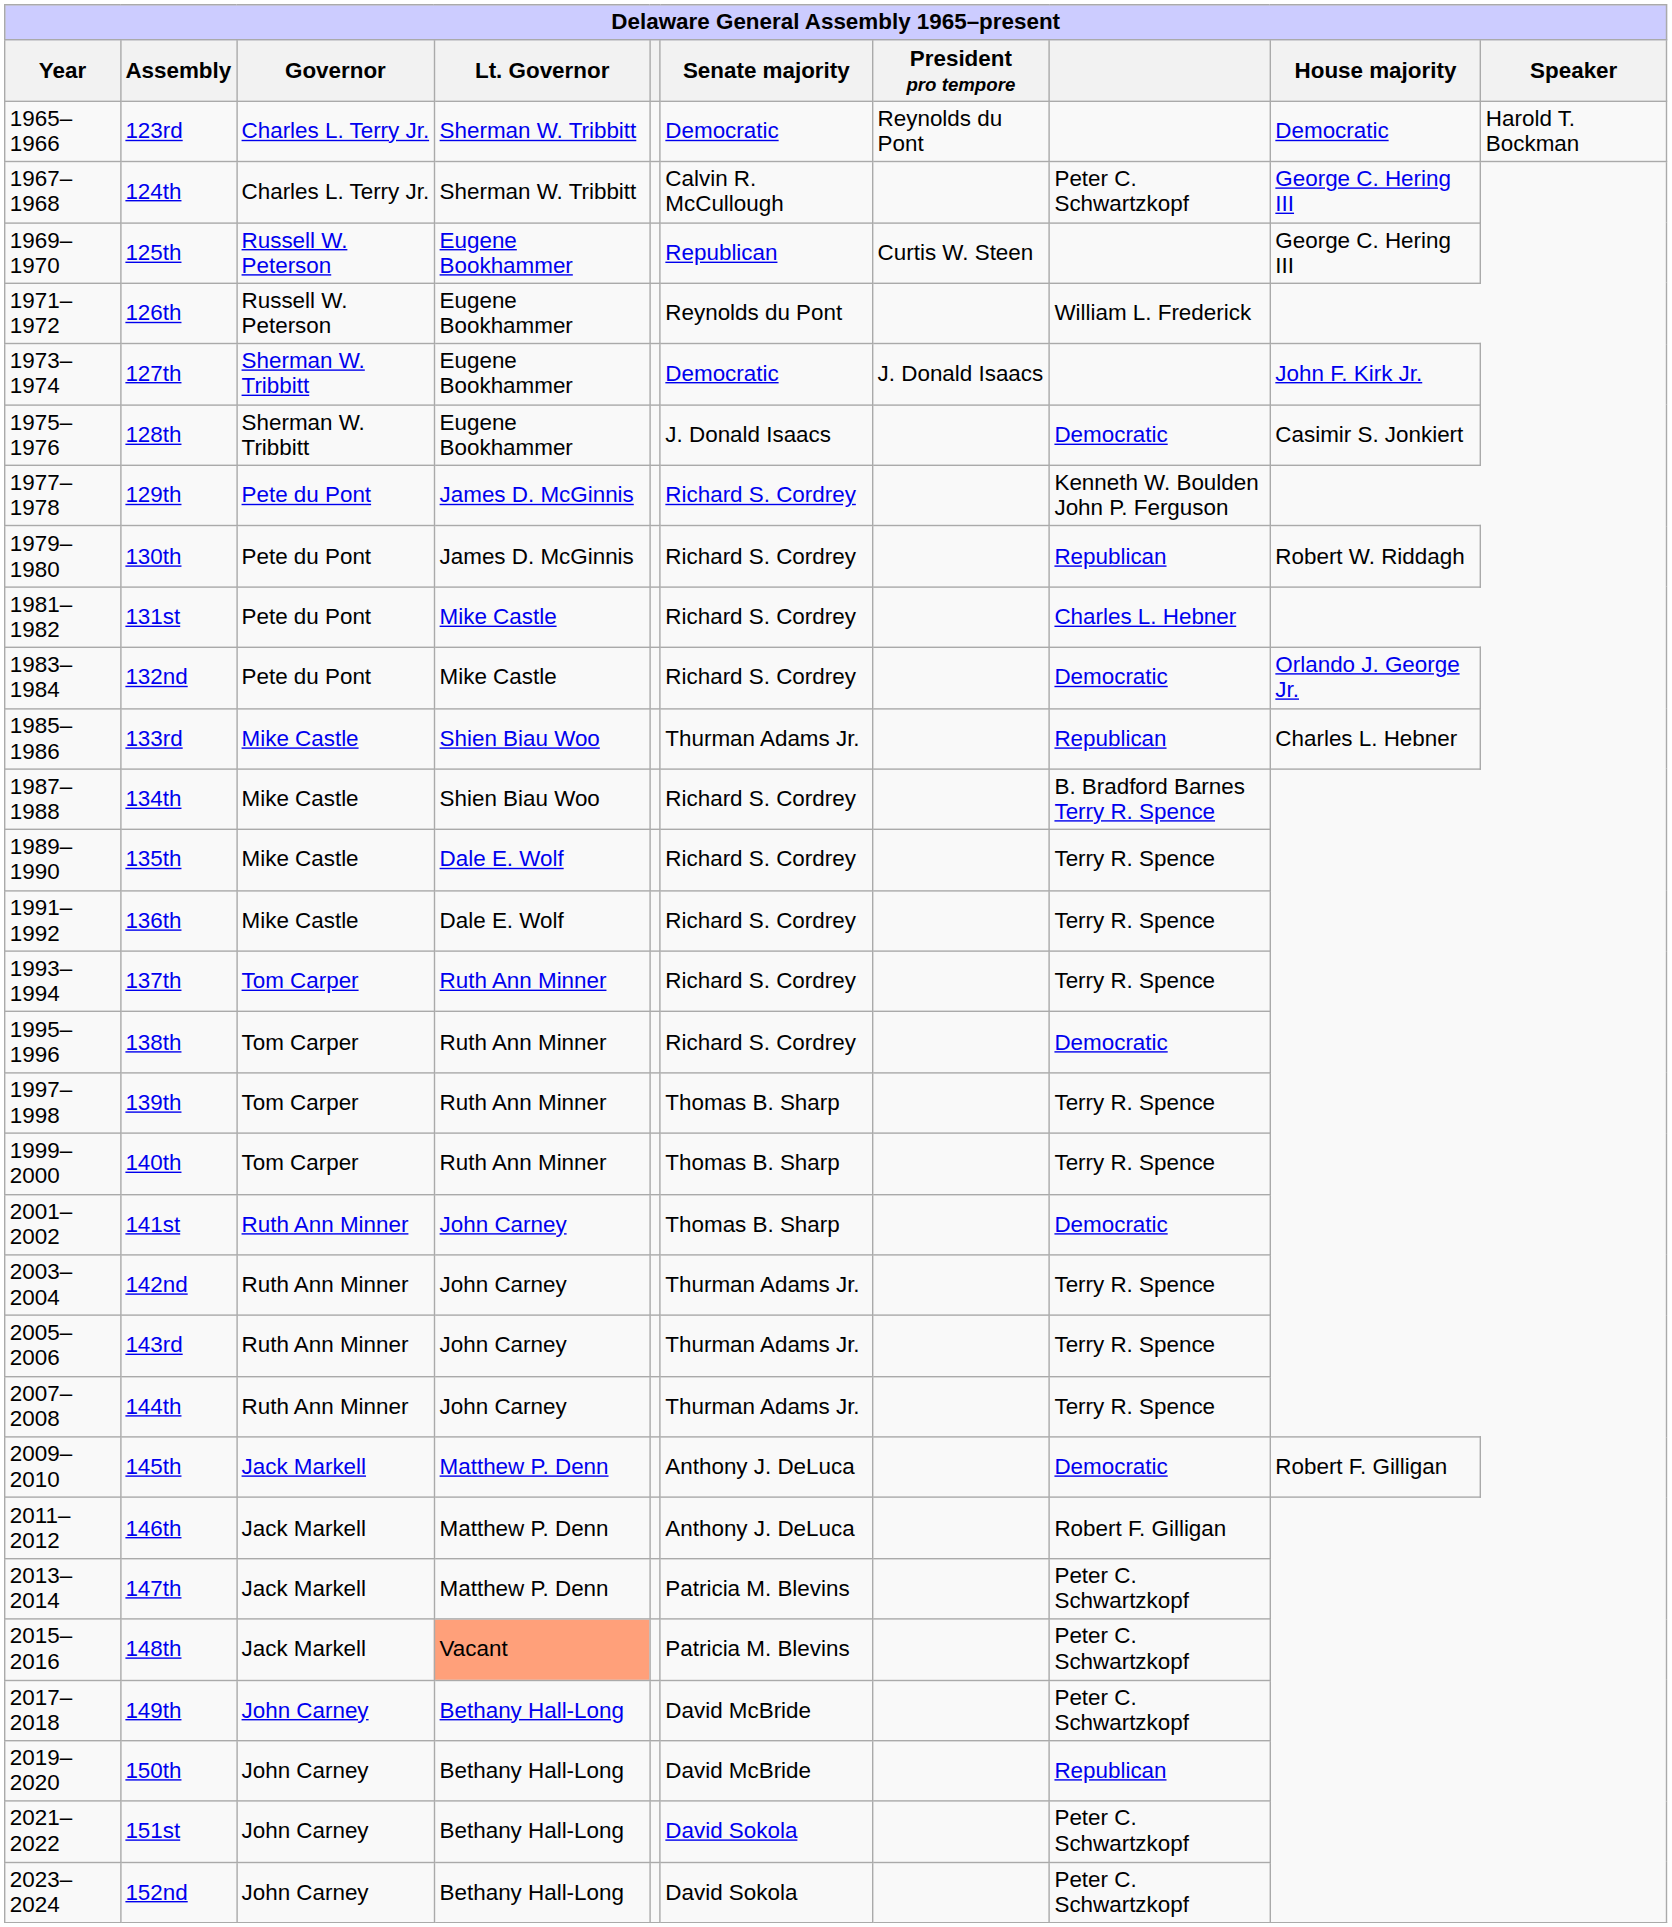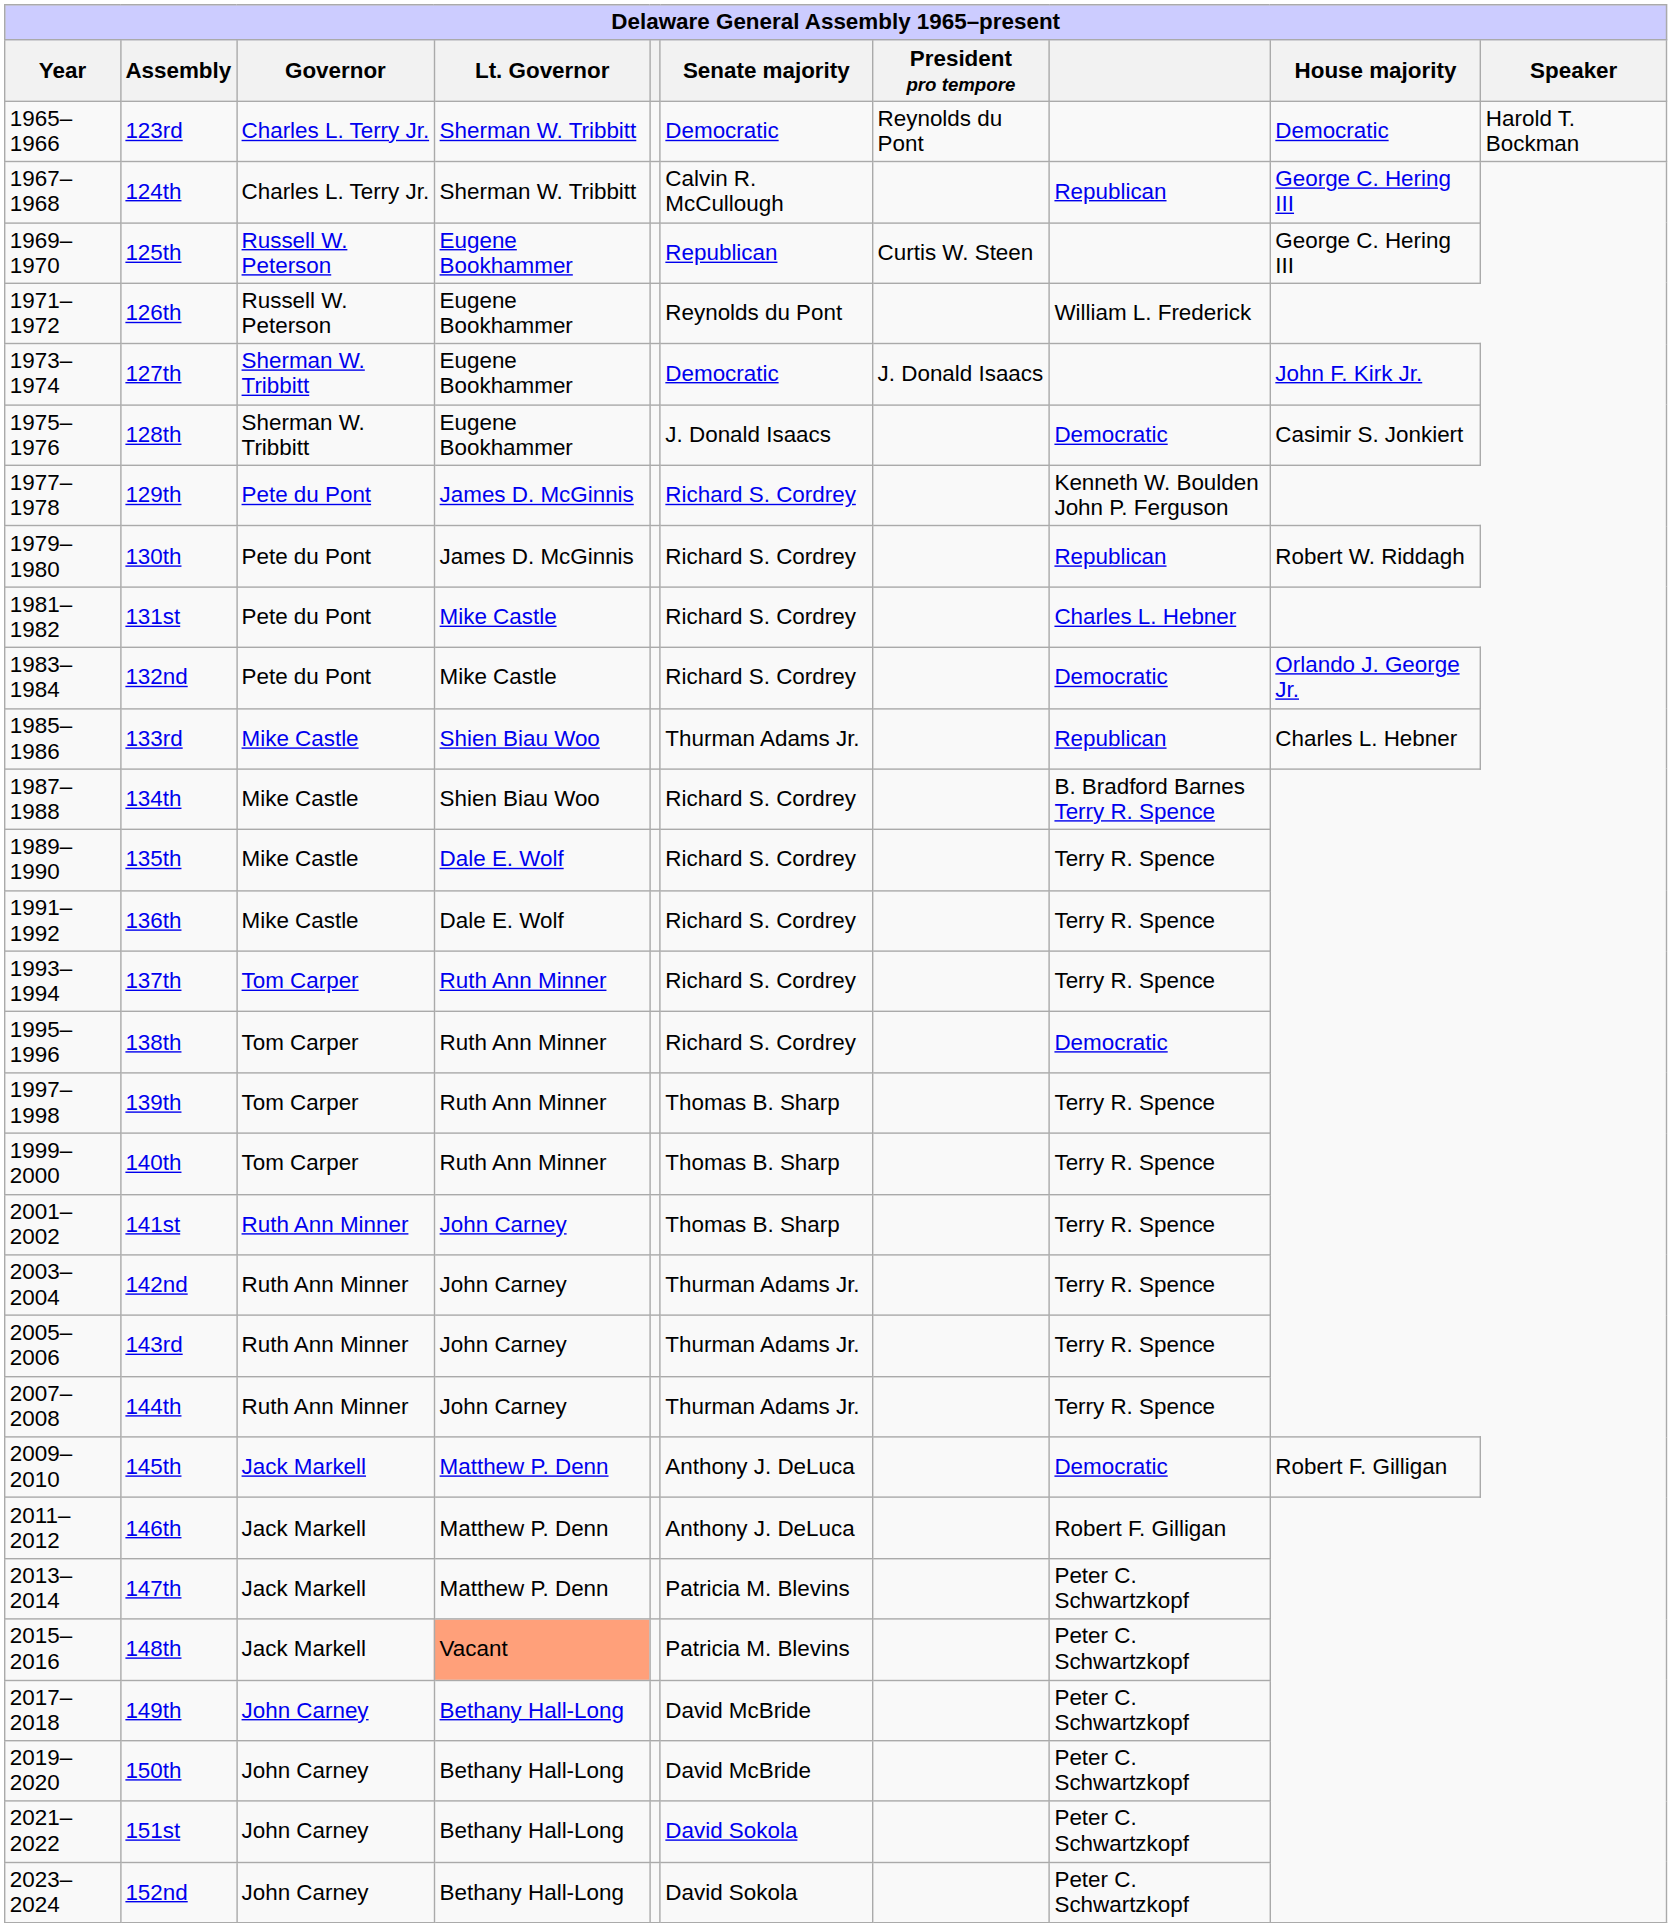(1122, 191) Peter C. Schwartzkopf -> (1110, 191) Republican
(1111, 1224) Democratic -> (1135, 1224) Terry R. Spence
(1110, 1770) Republican -> (1122, 1770) Peter C. Schwartzkopf
